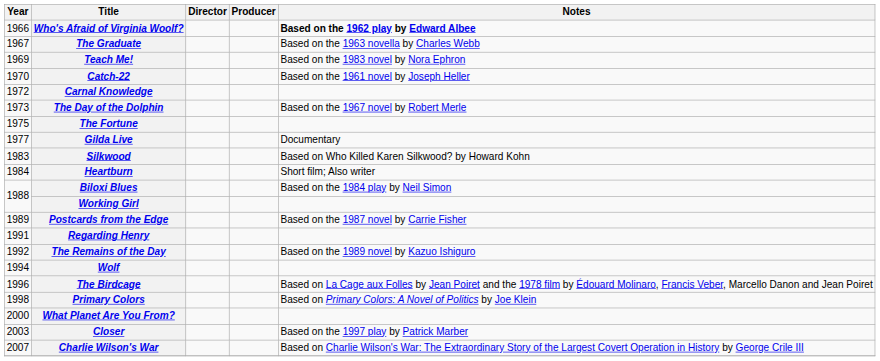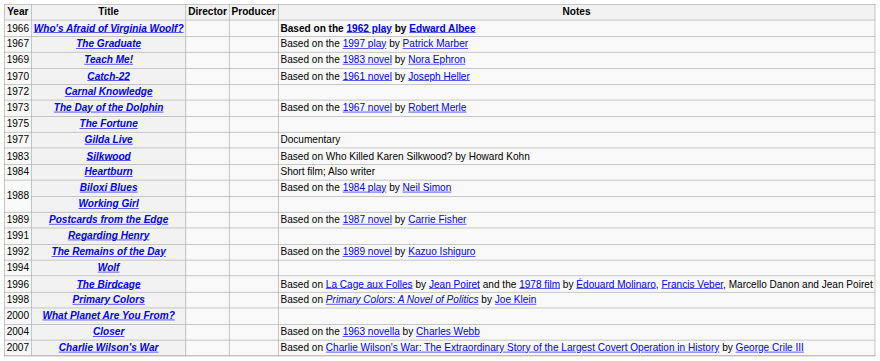(380, 44) Based on the 1963 novella by Charles Webb -> (374, 44) Based on the 1997 play by Patrick Marber
(18, 332) 2003 -> (18, 332) 2004
(374, 332) Based on the 1997 play by Patrick Marber -> (380, 332) Based on the 1963 novella by Charles Webb
